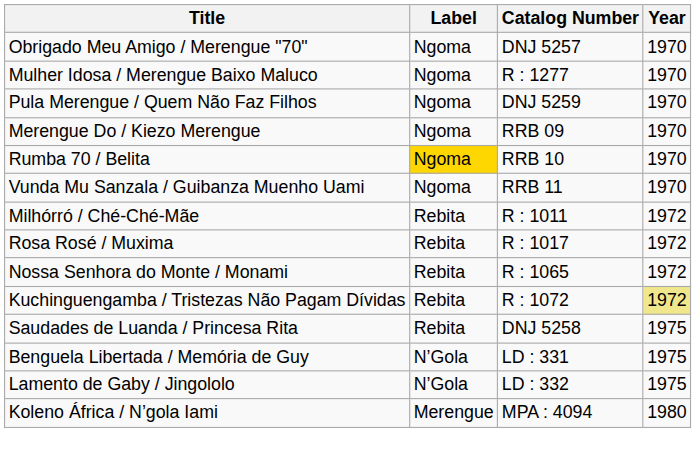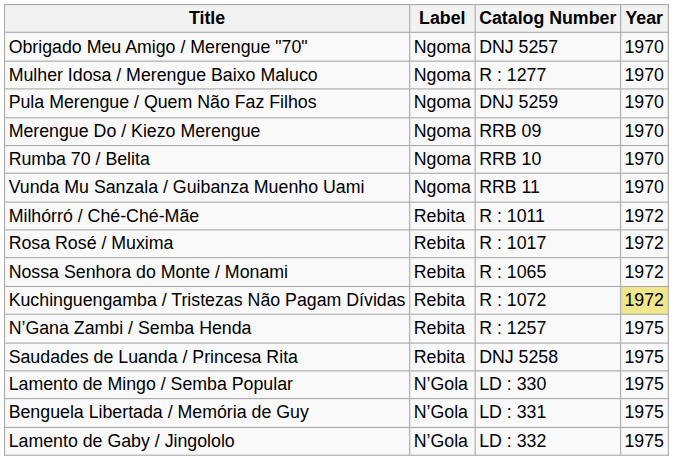(442, 159) gold background -> (442, 159) no background
+ row: (130, 328)
+ row: (151, 384)
- row: (113, 412)
